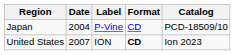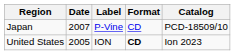(79, 27) 2004 -> (79, 27) 2007
(79, 42) 2007 -> (79, 42) 2005
